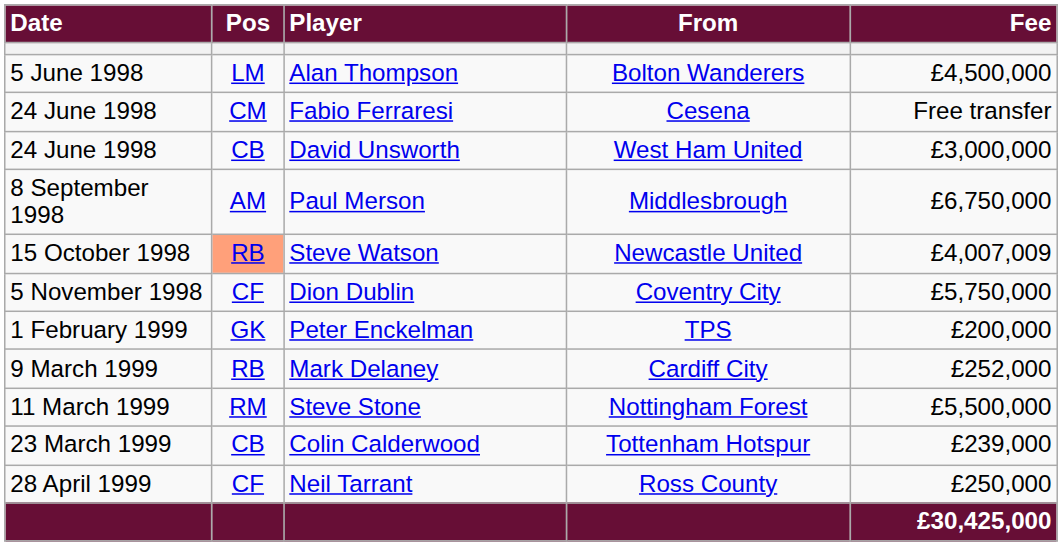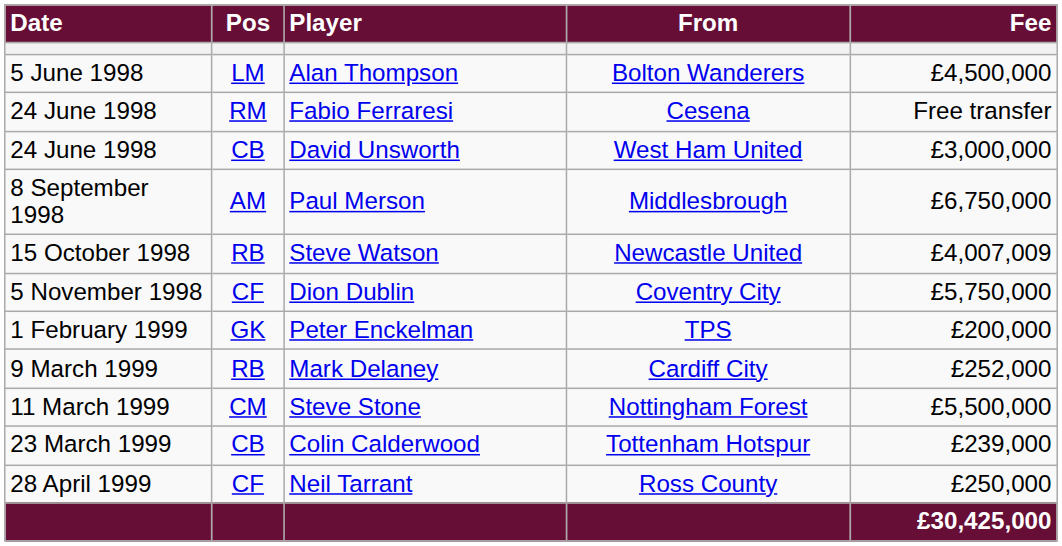(248, 111) CM -> (248, 111) RM
(248, 253) lightsalmon background -> (248, 253) no background
(248, 406) RM -> (248, 406) CM
